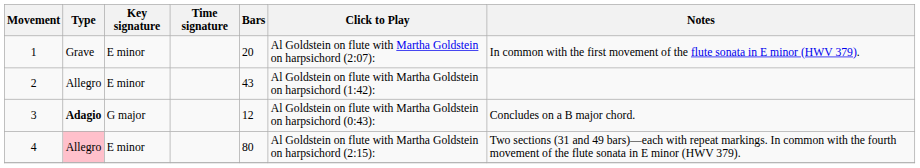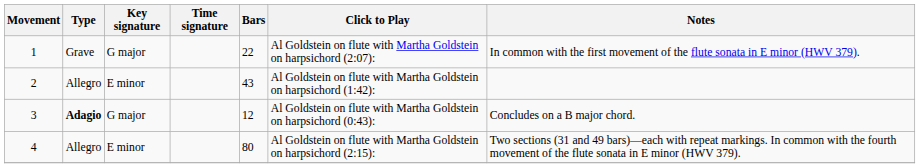(126, 51) E minor -> (126, 51) G major
(248, 51) 20 -> (248, 51) 22
(83, 146) pink background -> (83, 146) no background
